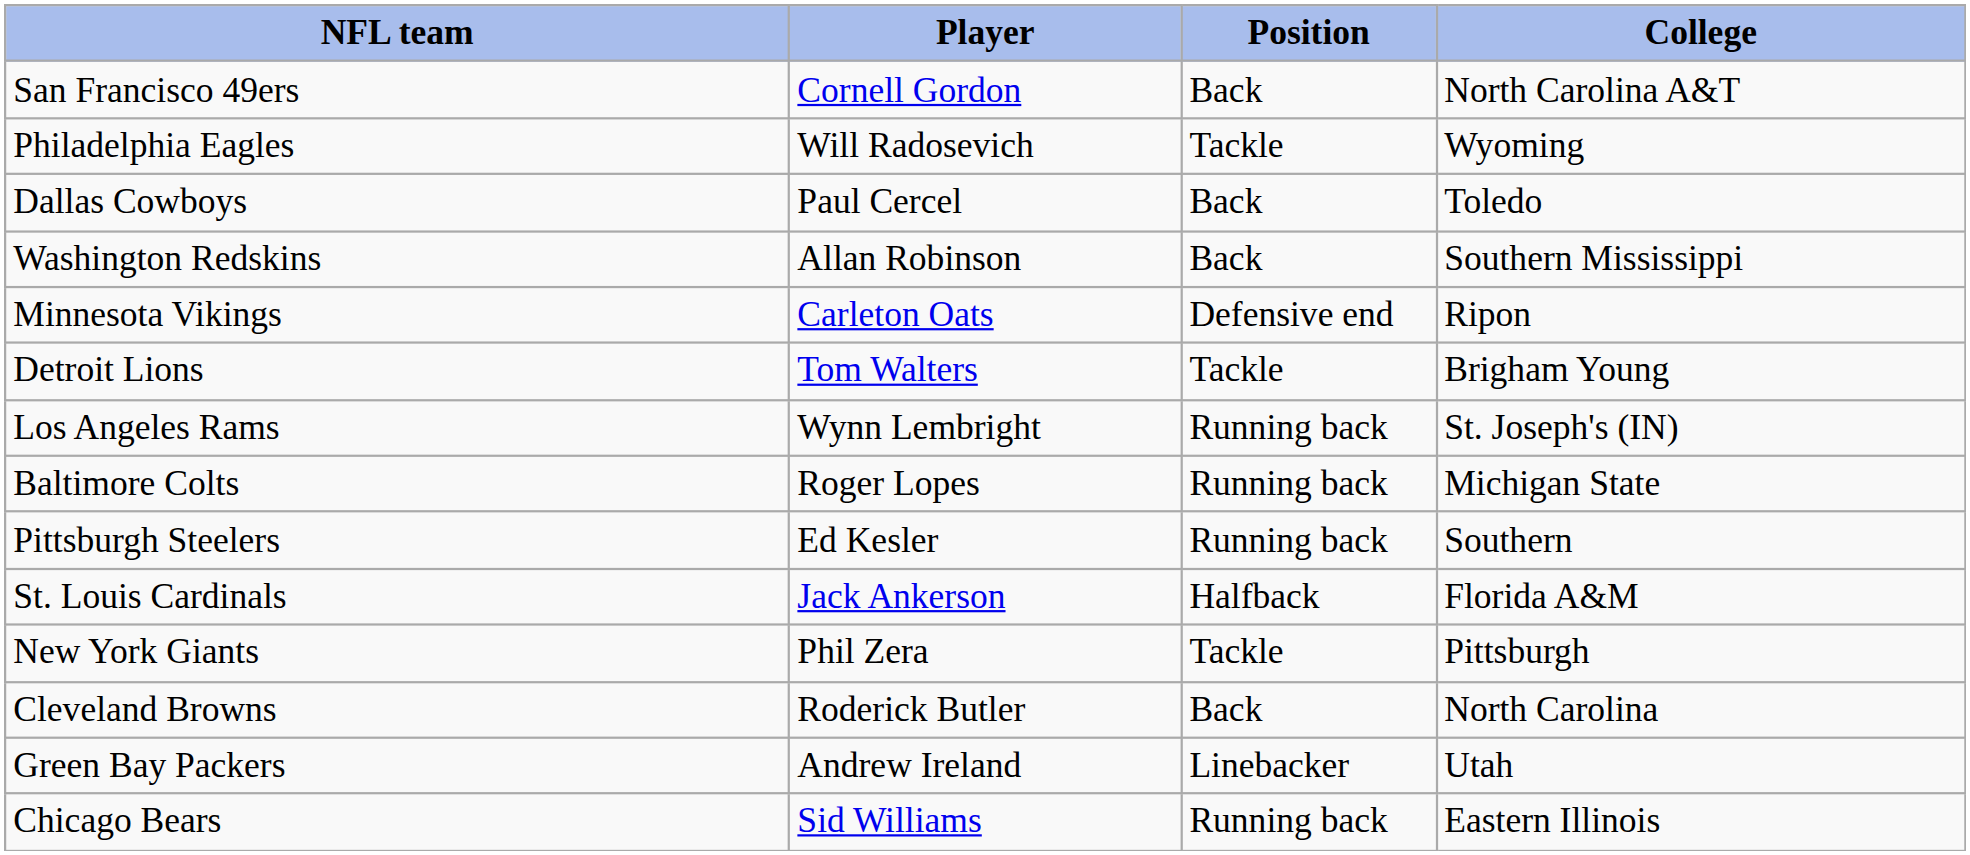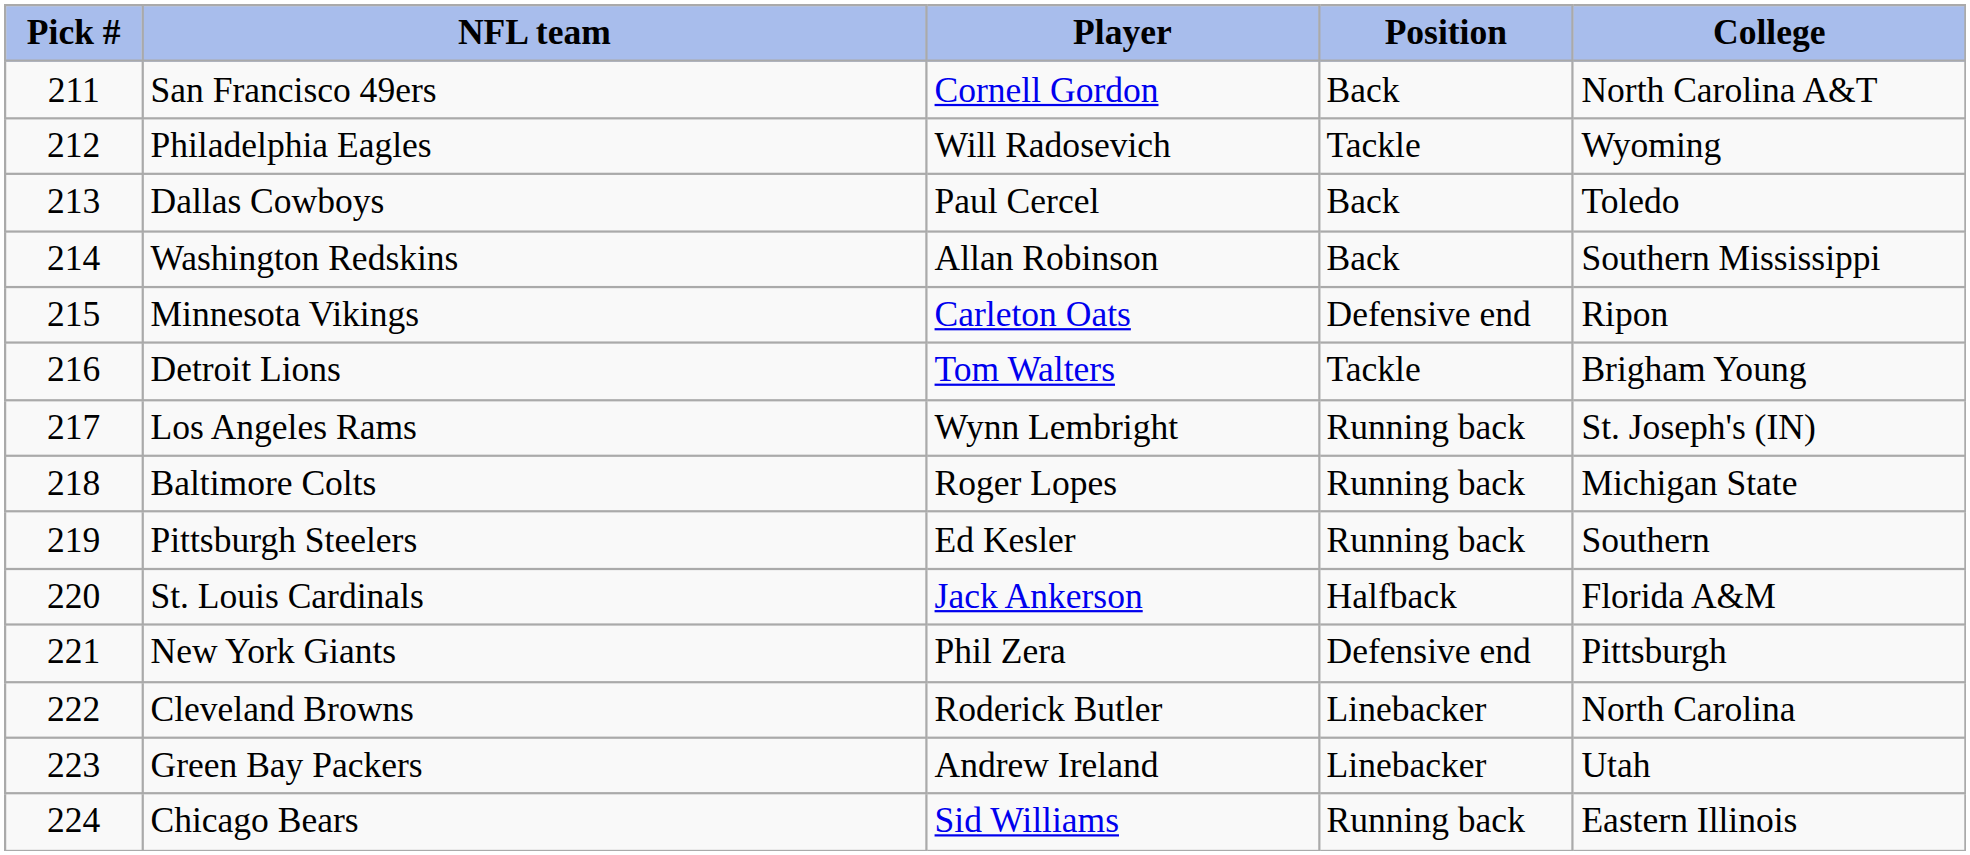+ column: (74, 32)
(1236, 652) Tackle -> (1429, 652) Defensive end
(1226, 708) Back -> (1406, 708) Linebacker
